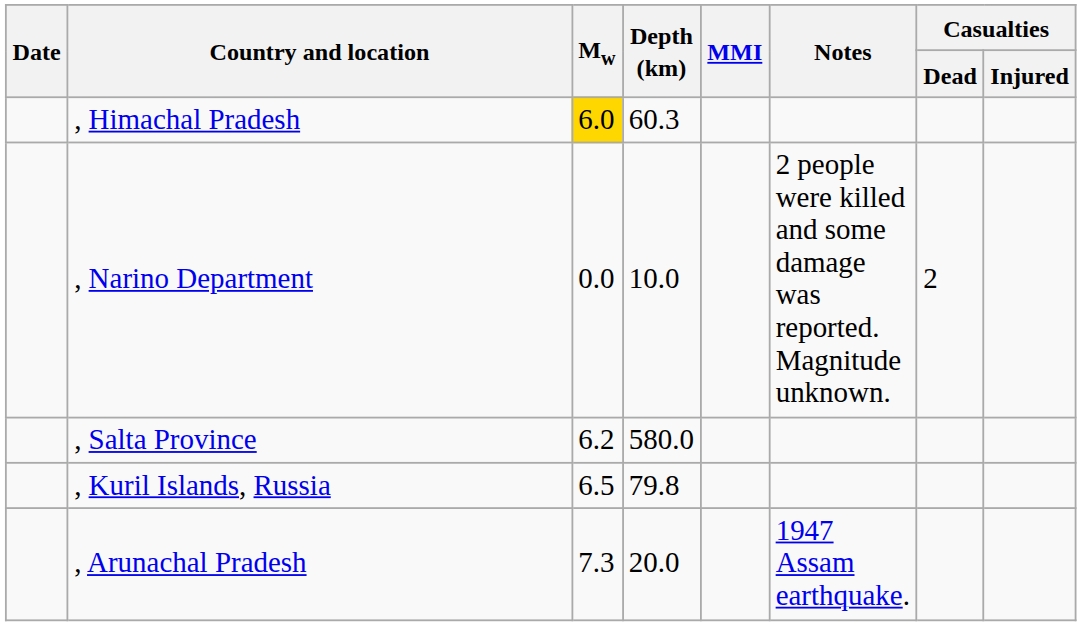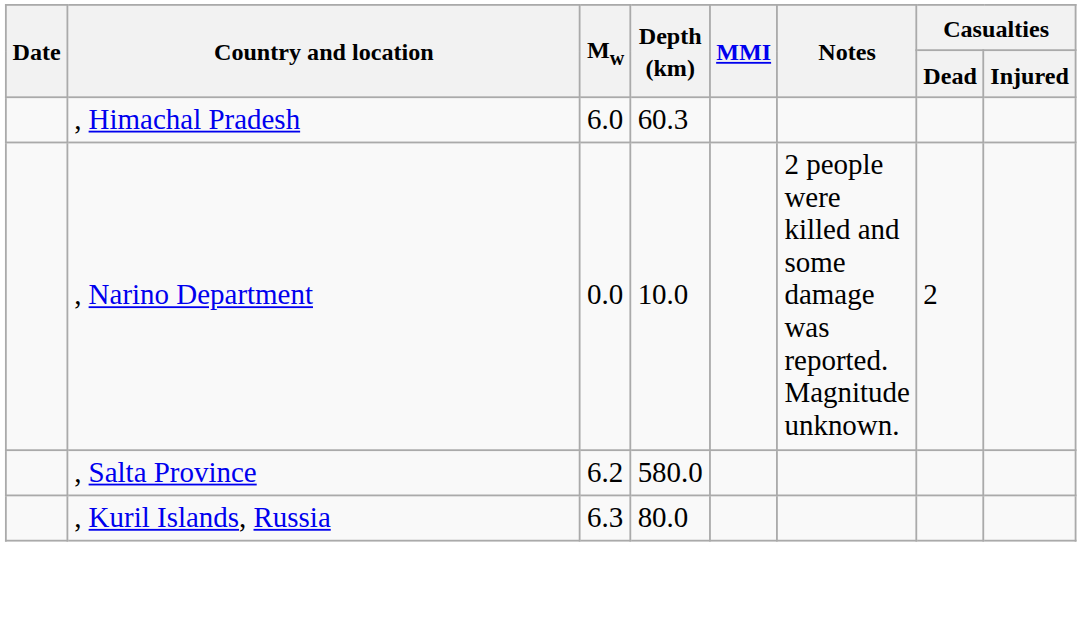(596, 119) gold background -> (605, 119) no background
(596, 485) 6.5 -> (605, 517) 6.3
(654, 485) 79.8 -> (663, 517) 80.0
- row: (190, 563)
